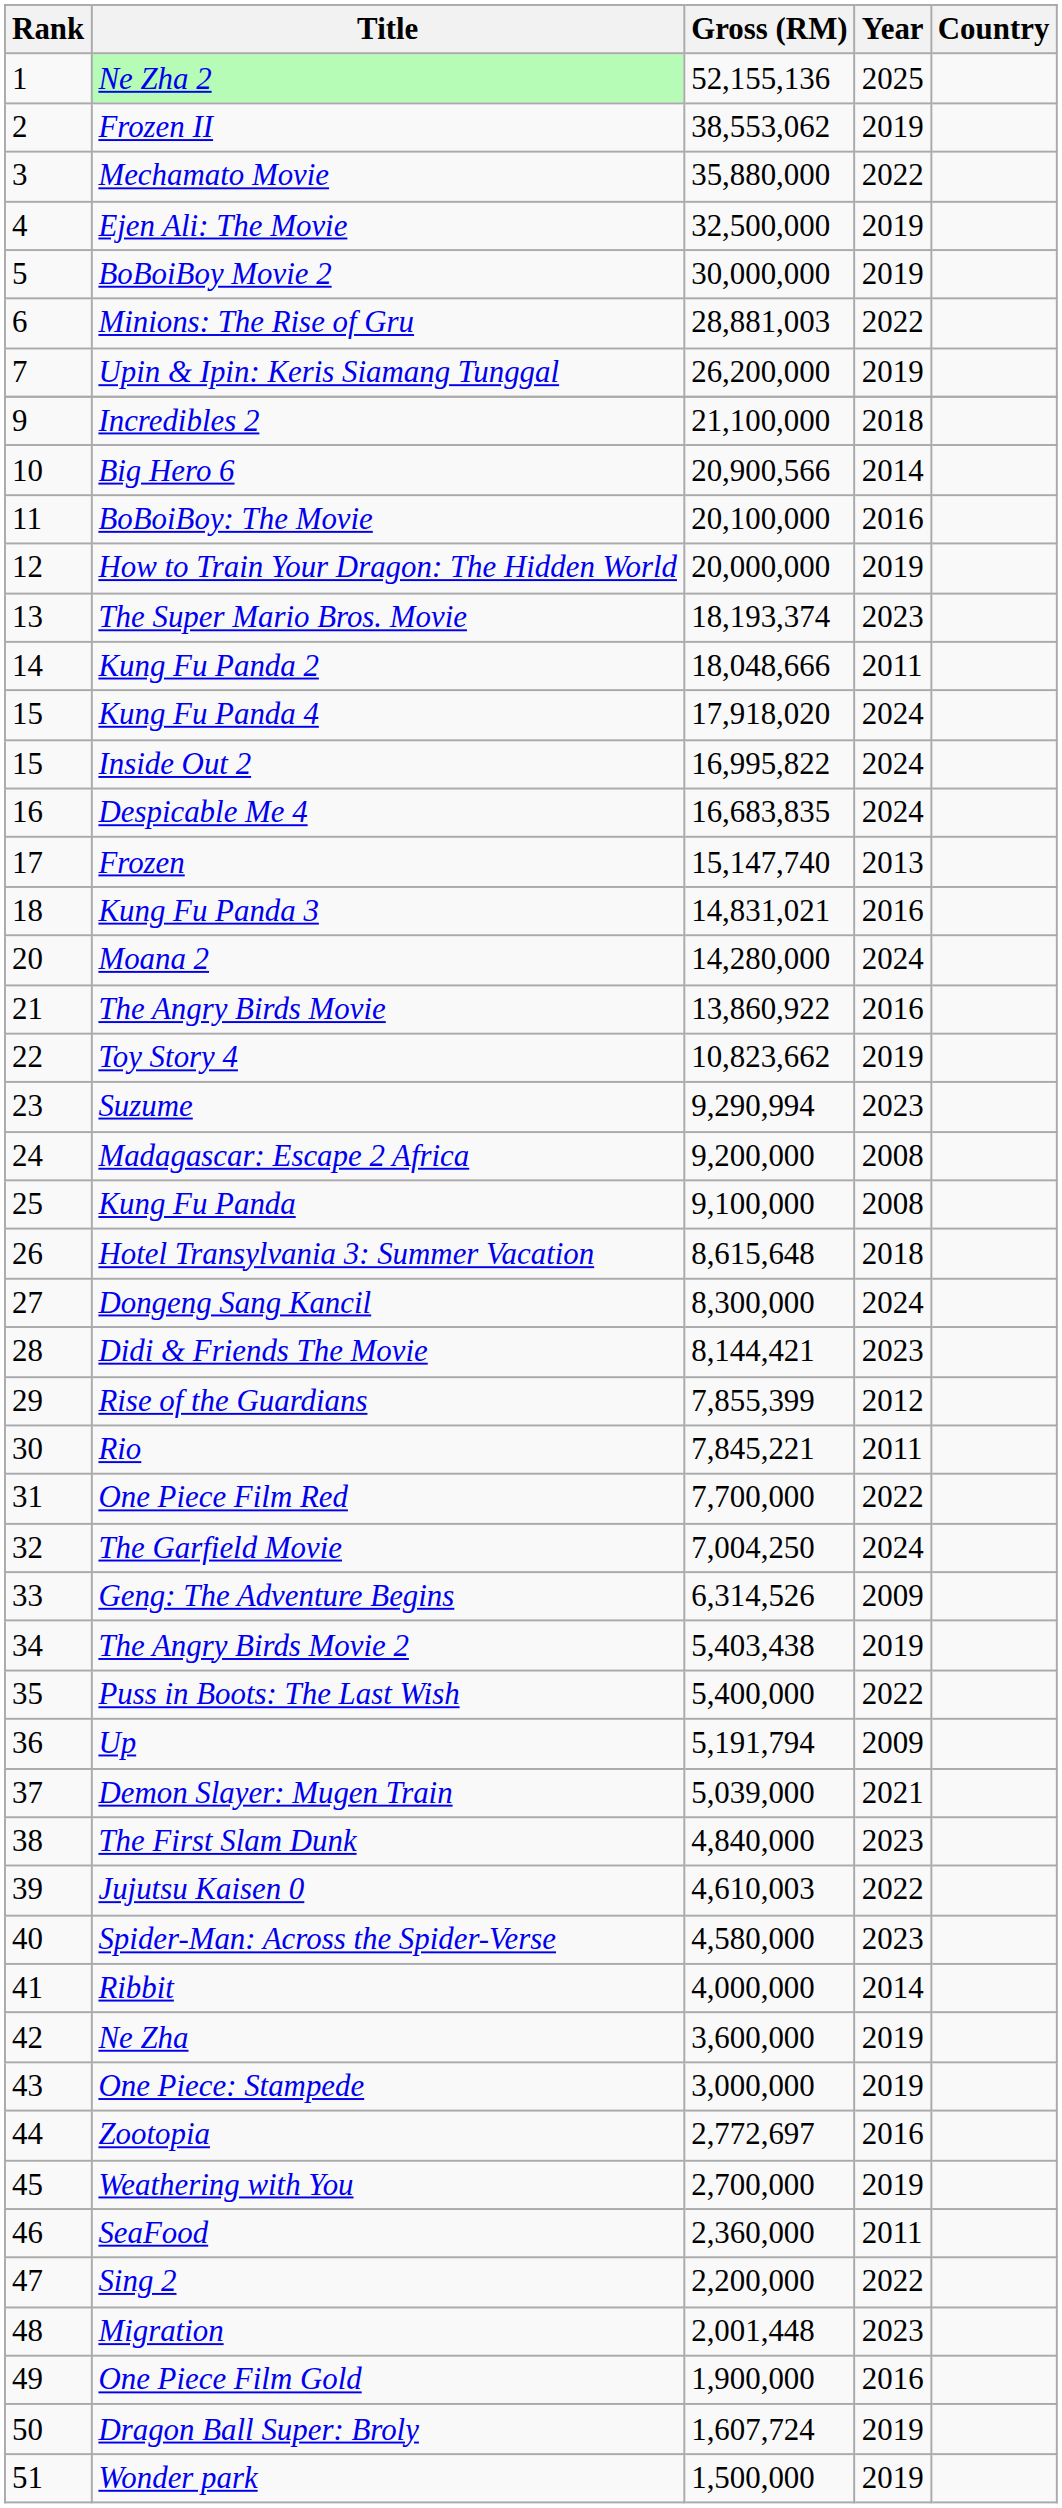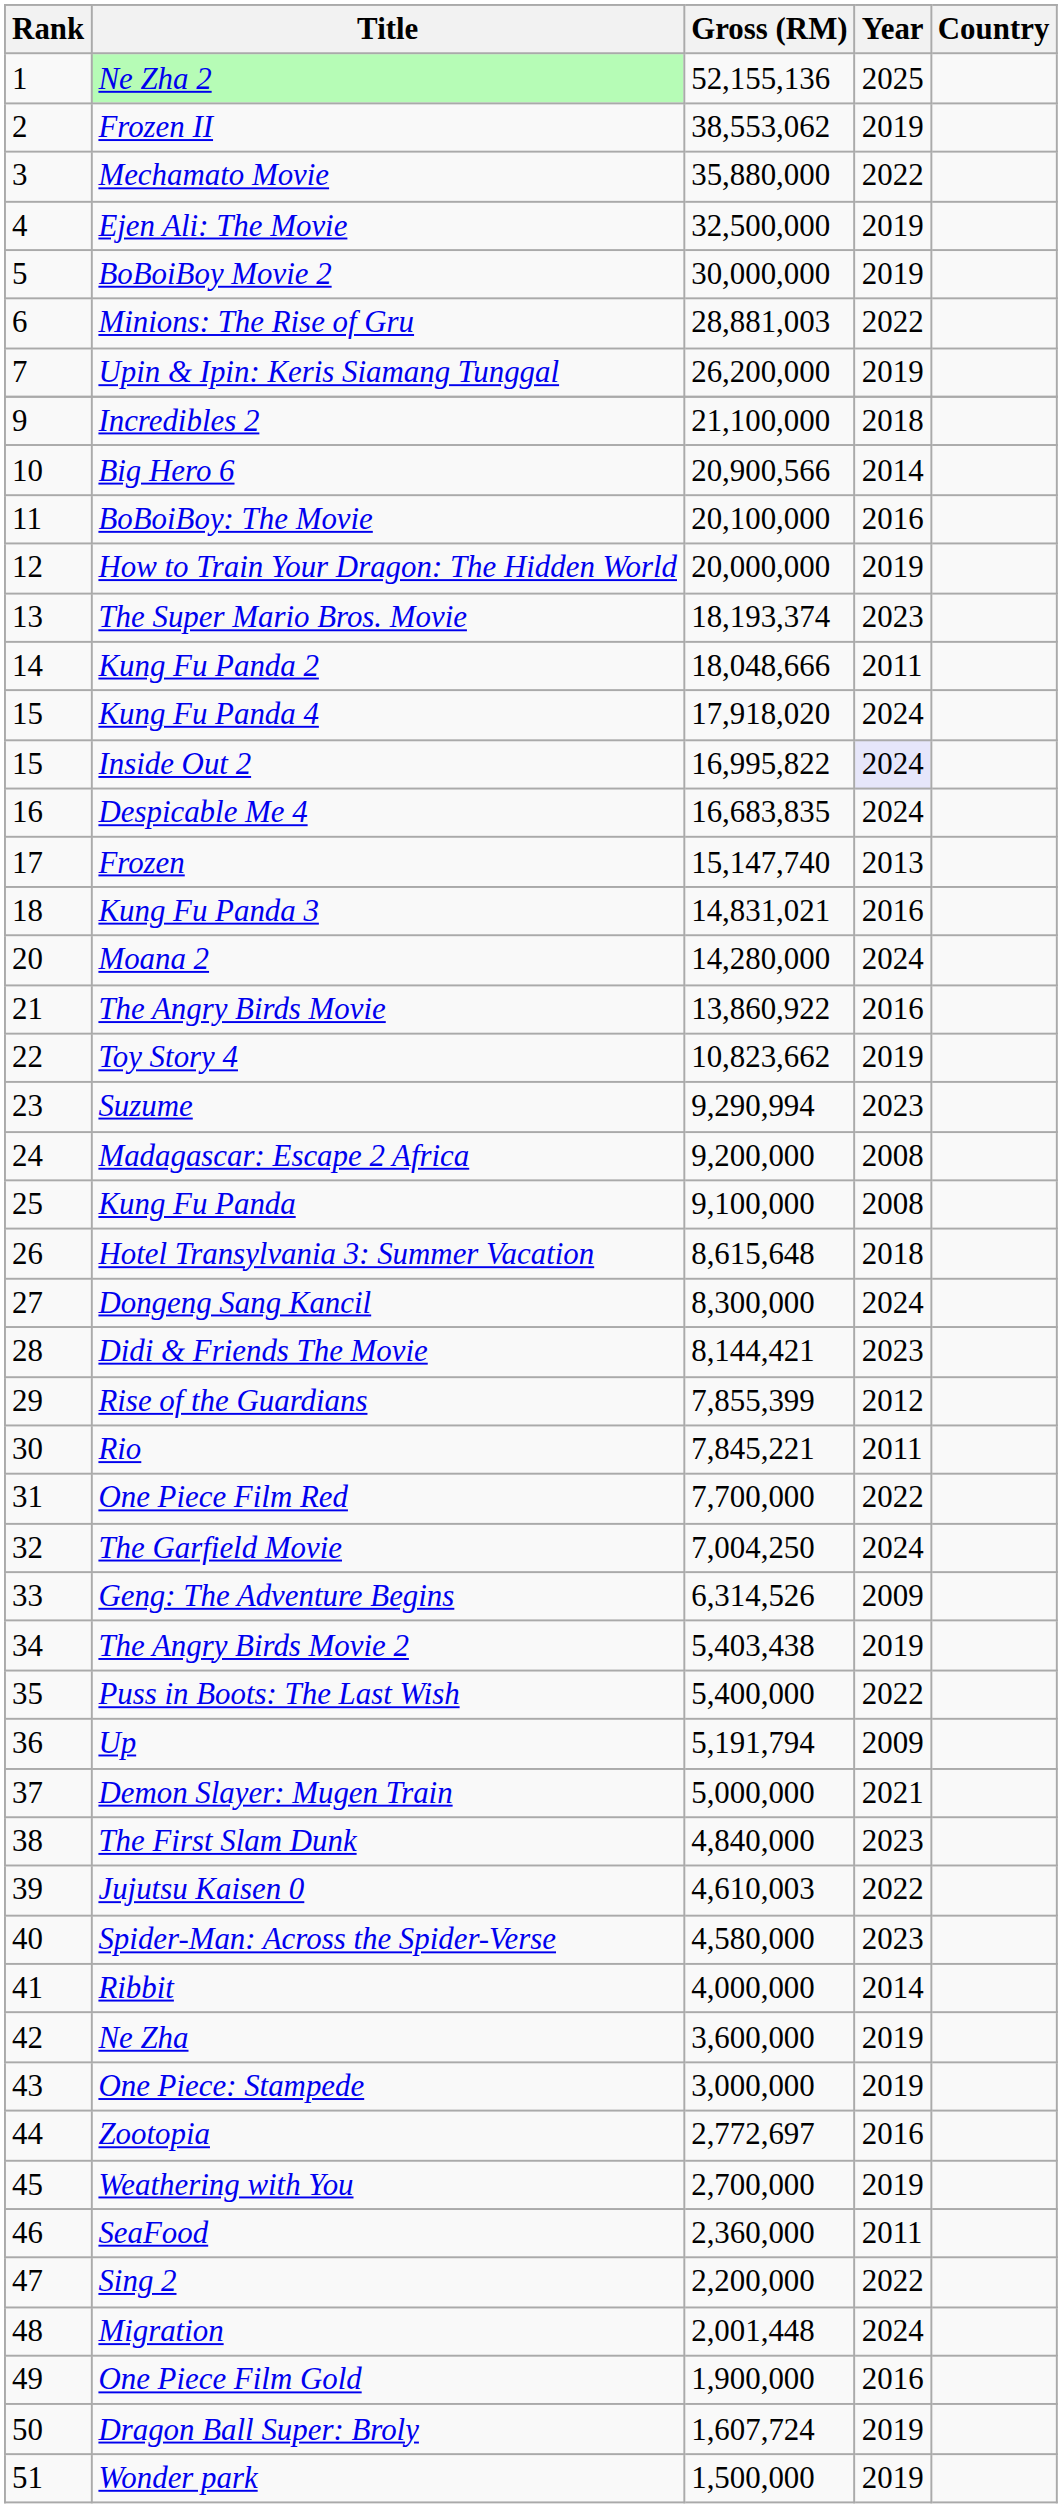(893, 763) no background -> (893, 763) lavender background
(753, 1792) 5,039,000 -> (753, 1792) 5,000,000
(893, 2330) 2023 -> (893, 2330) 2024
